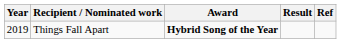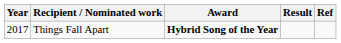(18, 30) 2019 -> (18, 30) 2017
